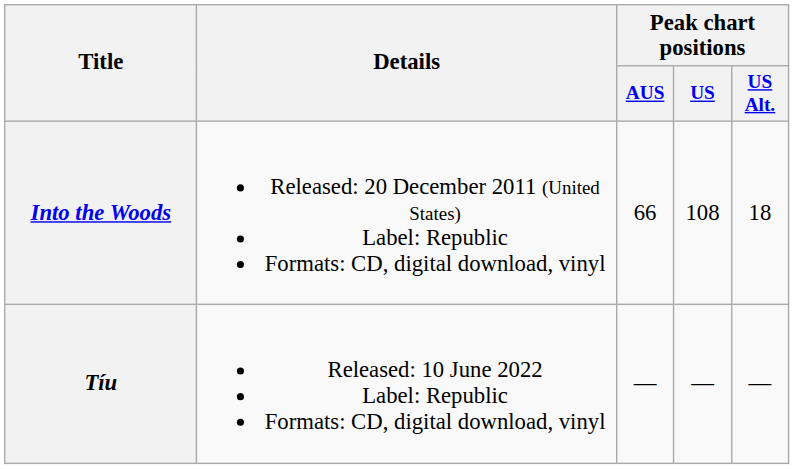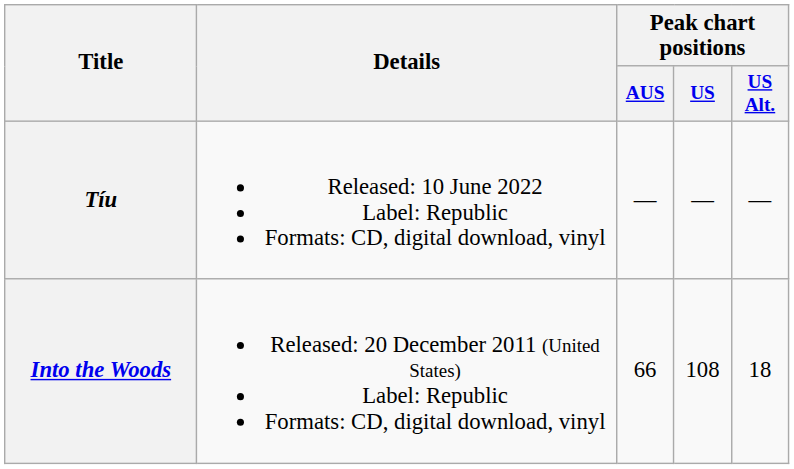rows swapped: (101, 212) <-> (101, 383)
